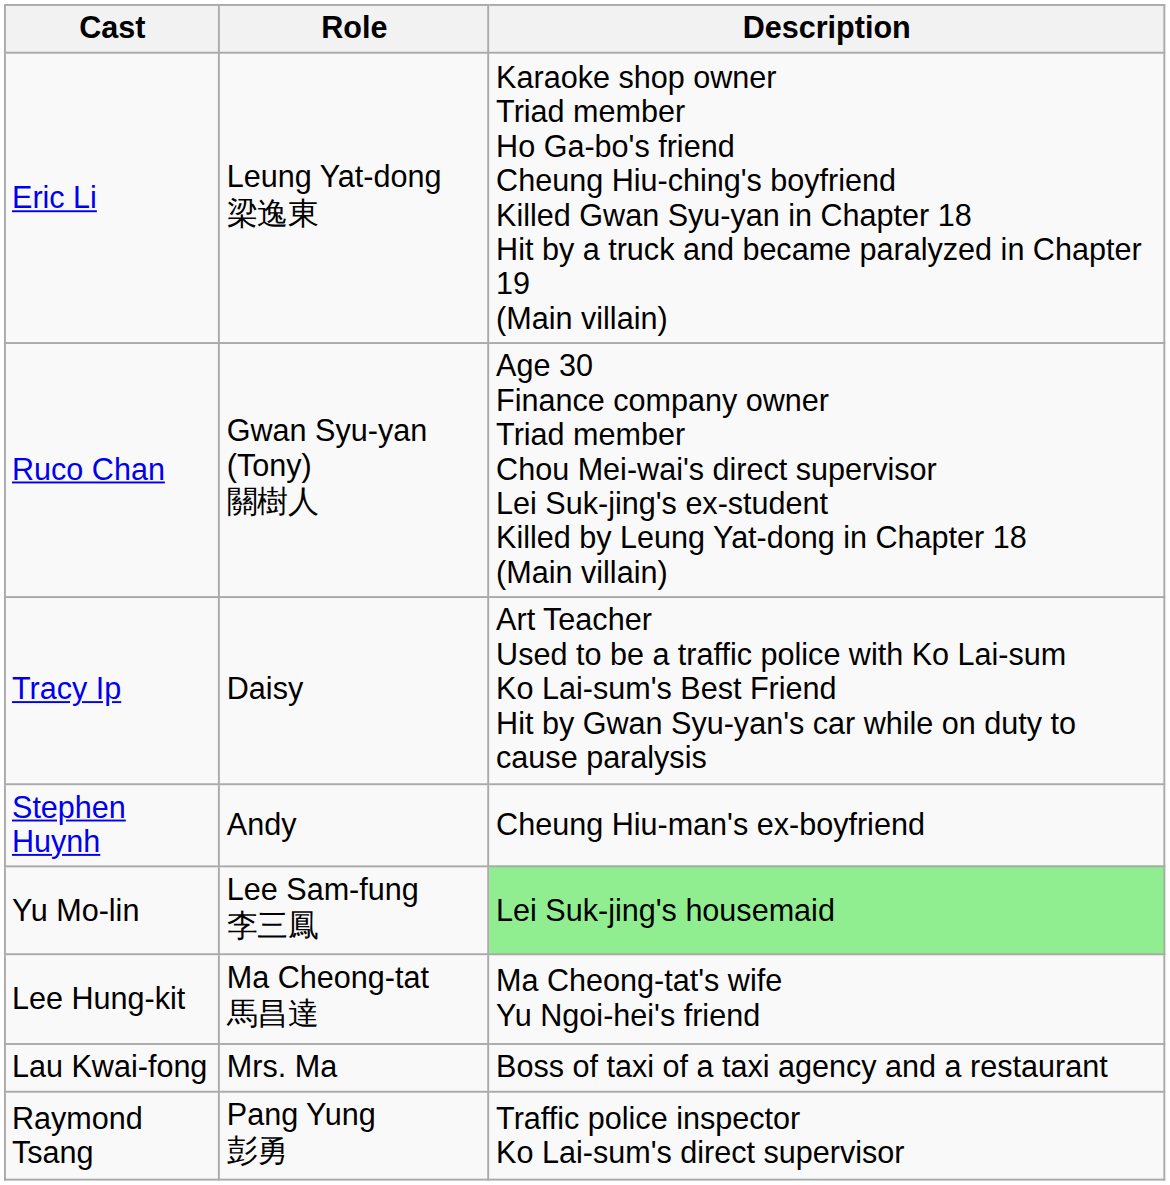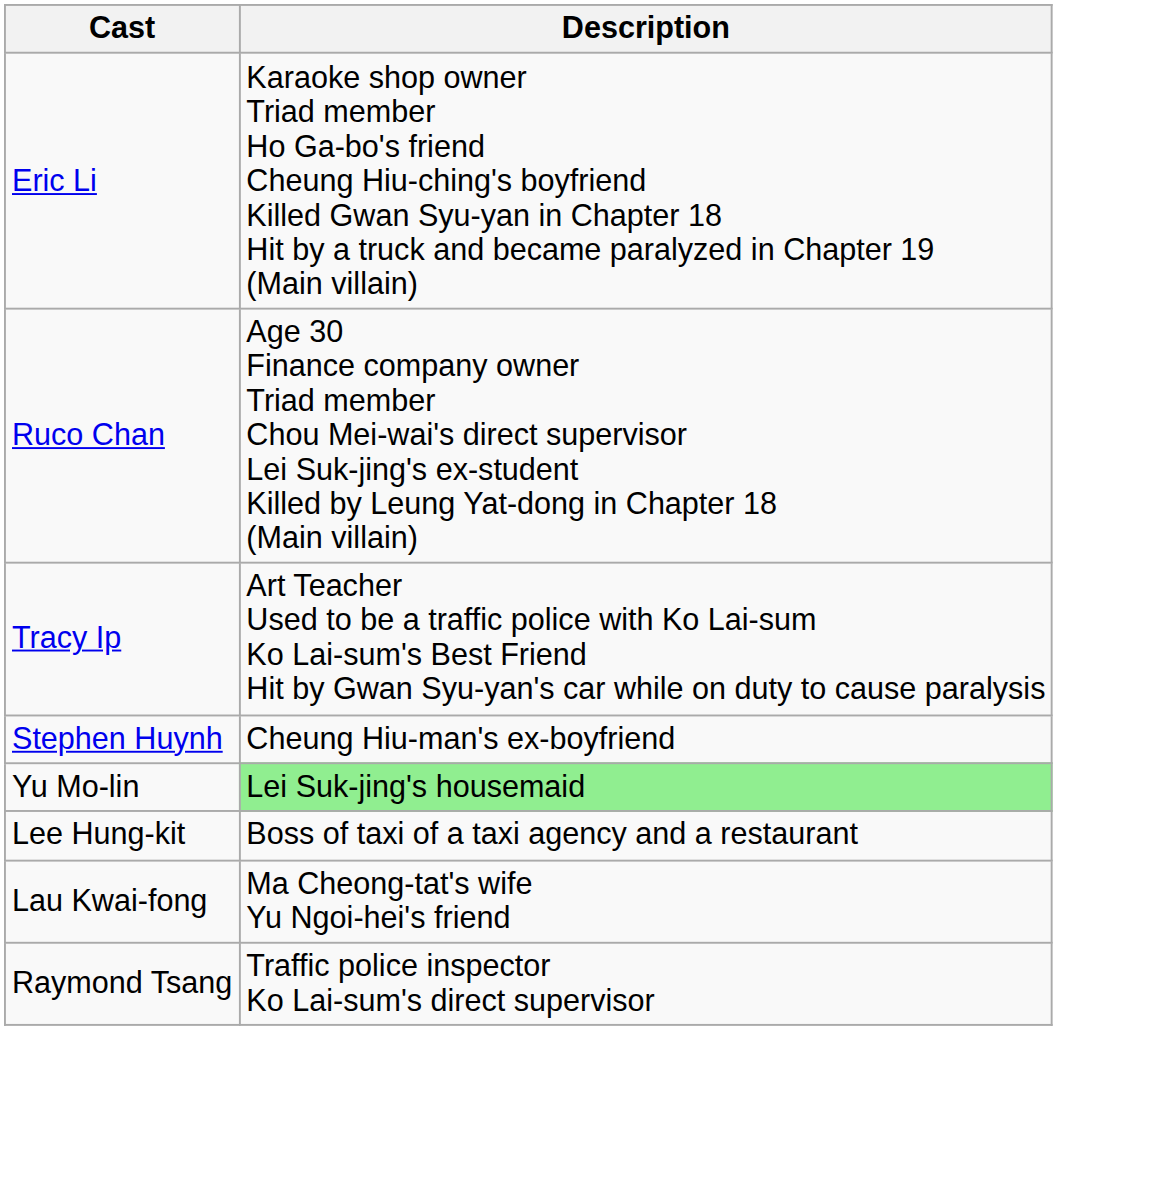- column: (354, 28)
(639, 998) Ma Cheong-tat's wife Yu Ngoi-hei's friend -> (552, 835) Boss of taxi of a taxi agency and a restaurant
(802, 1067) Boss of taxi of a taxi agency and a restaurant -> (389, 900) Ma Cheong-tat's wife Yu Ngoi-hei's friend
